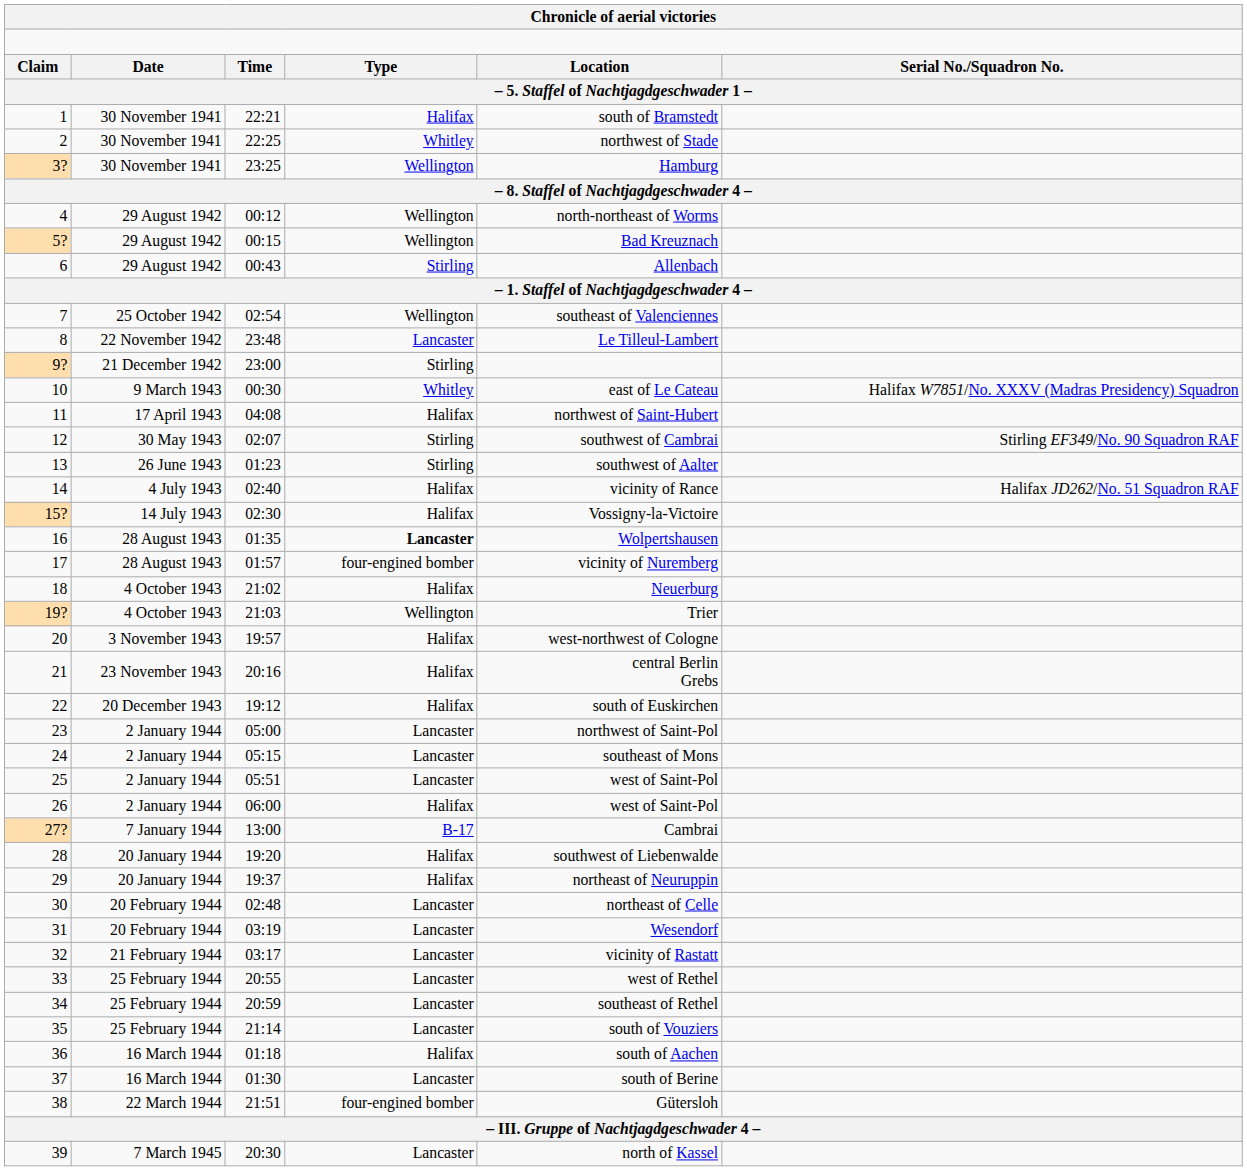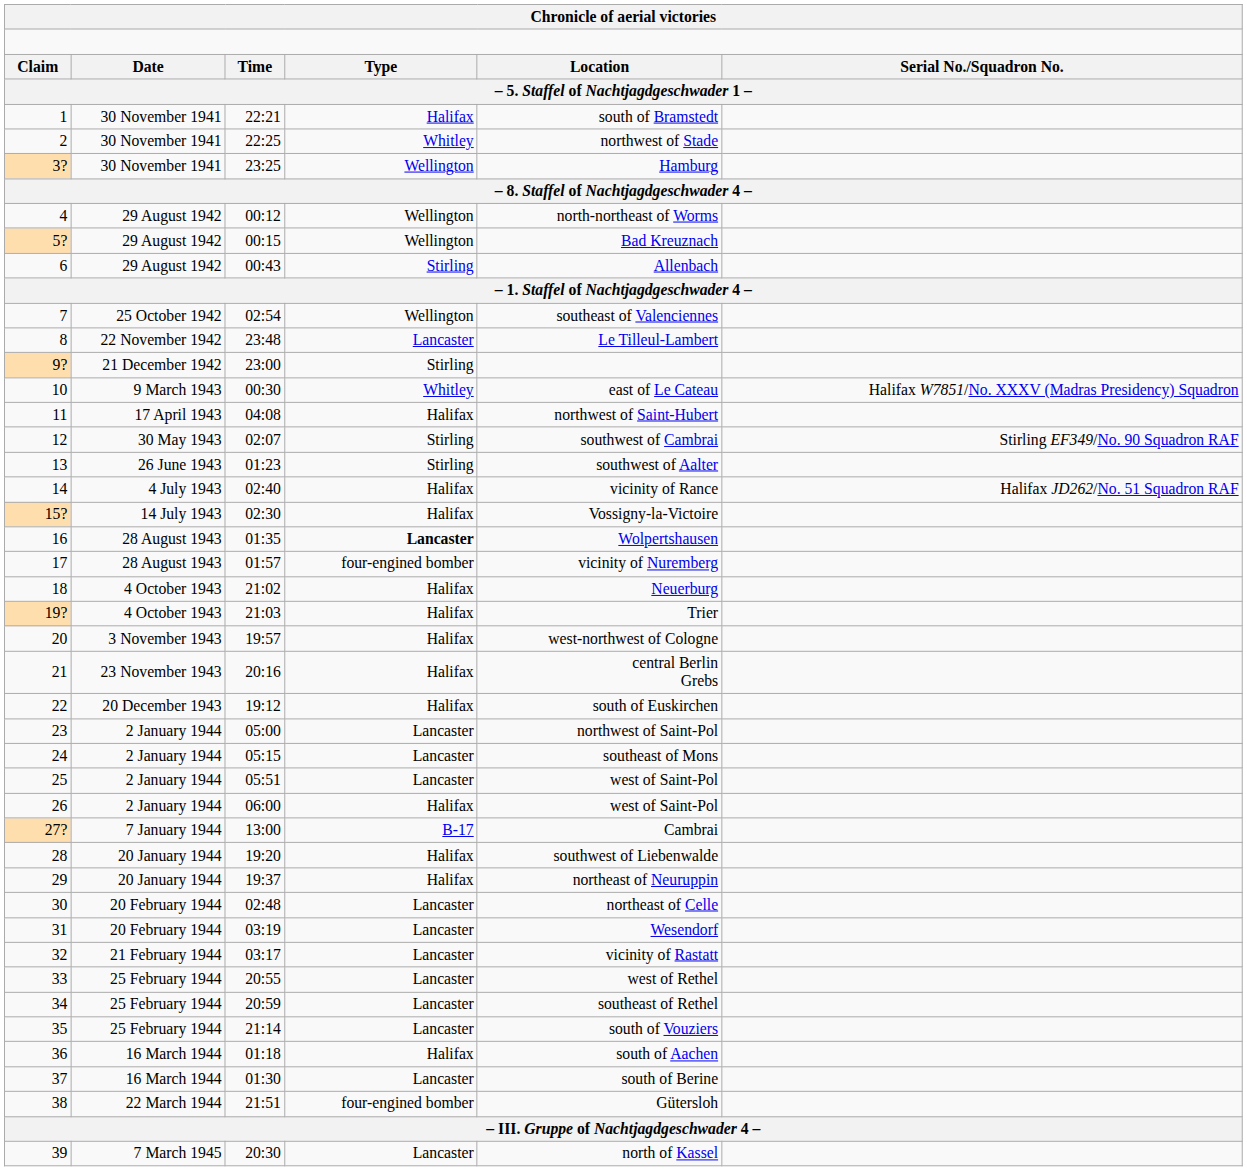(439, 613) Wellington -> (450, 613) Halifax
